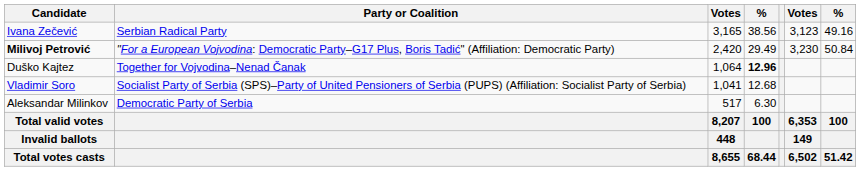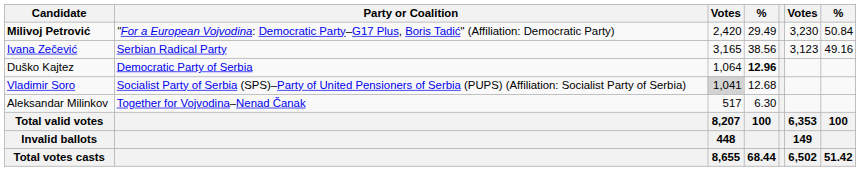rows swapped: (49, 49) <-> (42, 31)
(211, 67) Together for Vojvodina–Nenad Čanak -> (185, 67) Democratic Party of Serbia
(727, 85) no background -> (727, 85) lightgrey background
(185, 103) Democratic Party of Serbia -> (211, 103) Together for Vojvodina–Nenad Čanak
